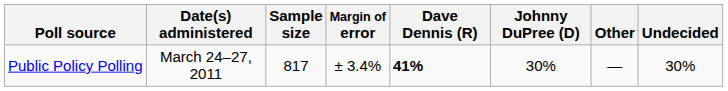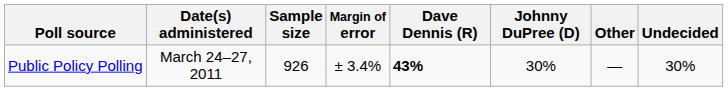(296, 65) 817 -> (296, 65) 926
(408, 65) 41% -> (408, 65) 43%
